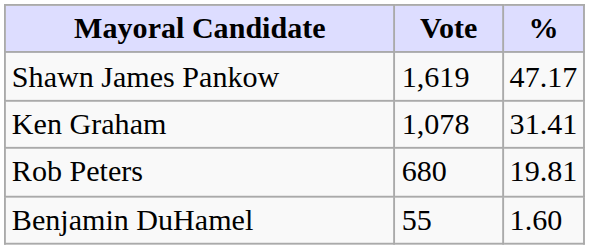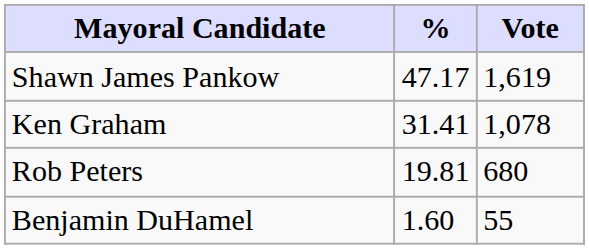columns swapped: (449, 28) <-> (543, 28)
